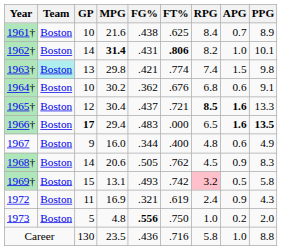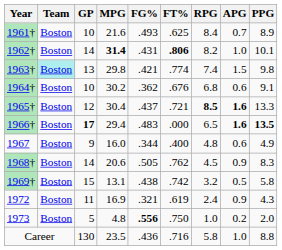(148, 32) .438 -> (148, 32) .493
(148, 180) .493 -> (148, 180) .438
(211, 180) pink background -> (211, 180) no background
